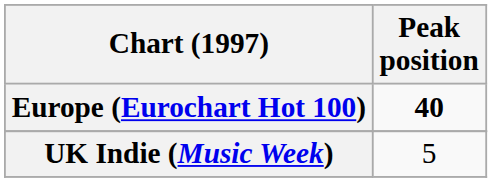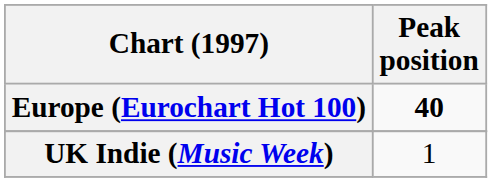(429, 153) 5 -> (429, 153) 1
